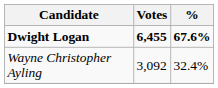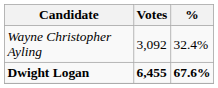rows swapped: (48, 36) <-> (59, 65)
